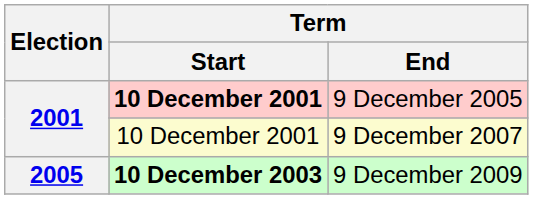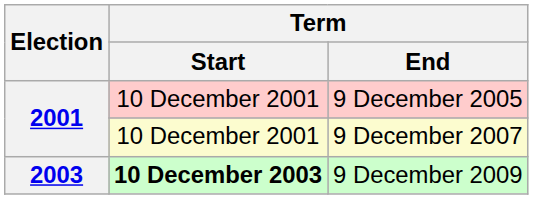(218, 99) bold -> (218, 99) normal
(57, 174) 2005 -> (57, 174) 2003
